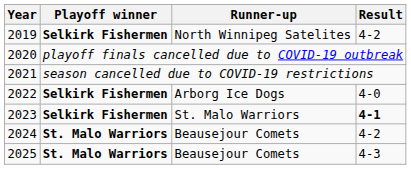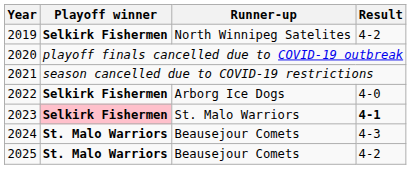(105, 114) no background -> (105, 114) pink background
(370, 134) 4-2 -> (370, 134) 4-3
(370, 154) 4-3 -> (370, 154) 4-2
